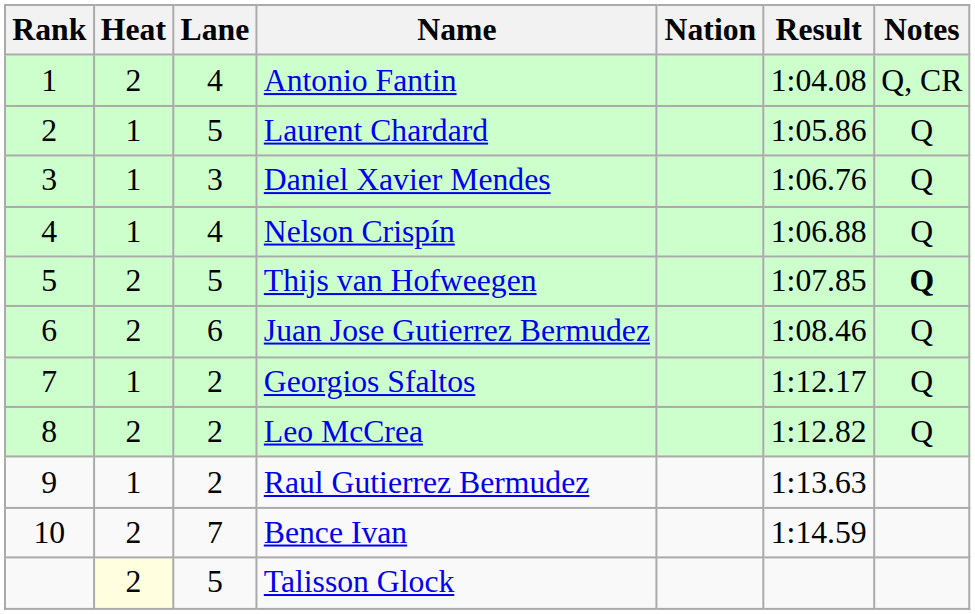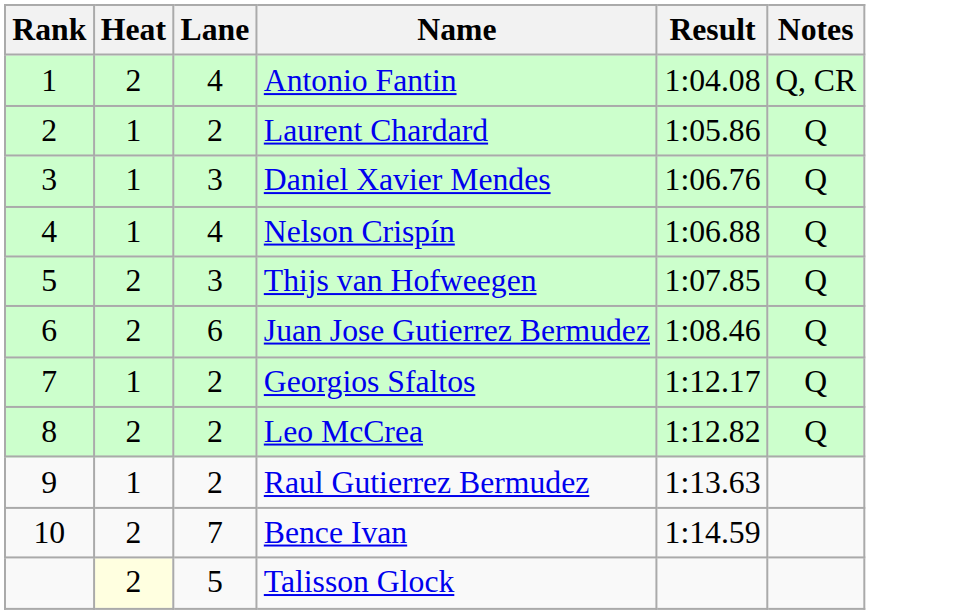- column: (710, 29)
(215, 130) 5 -> (215, 130) 2
(215, 280) 5 -> (215, 280) 3
(922, 280) bold -> (816, 280) normal
